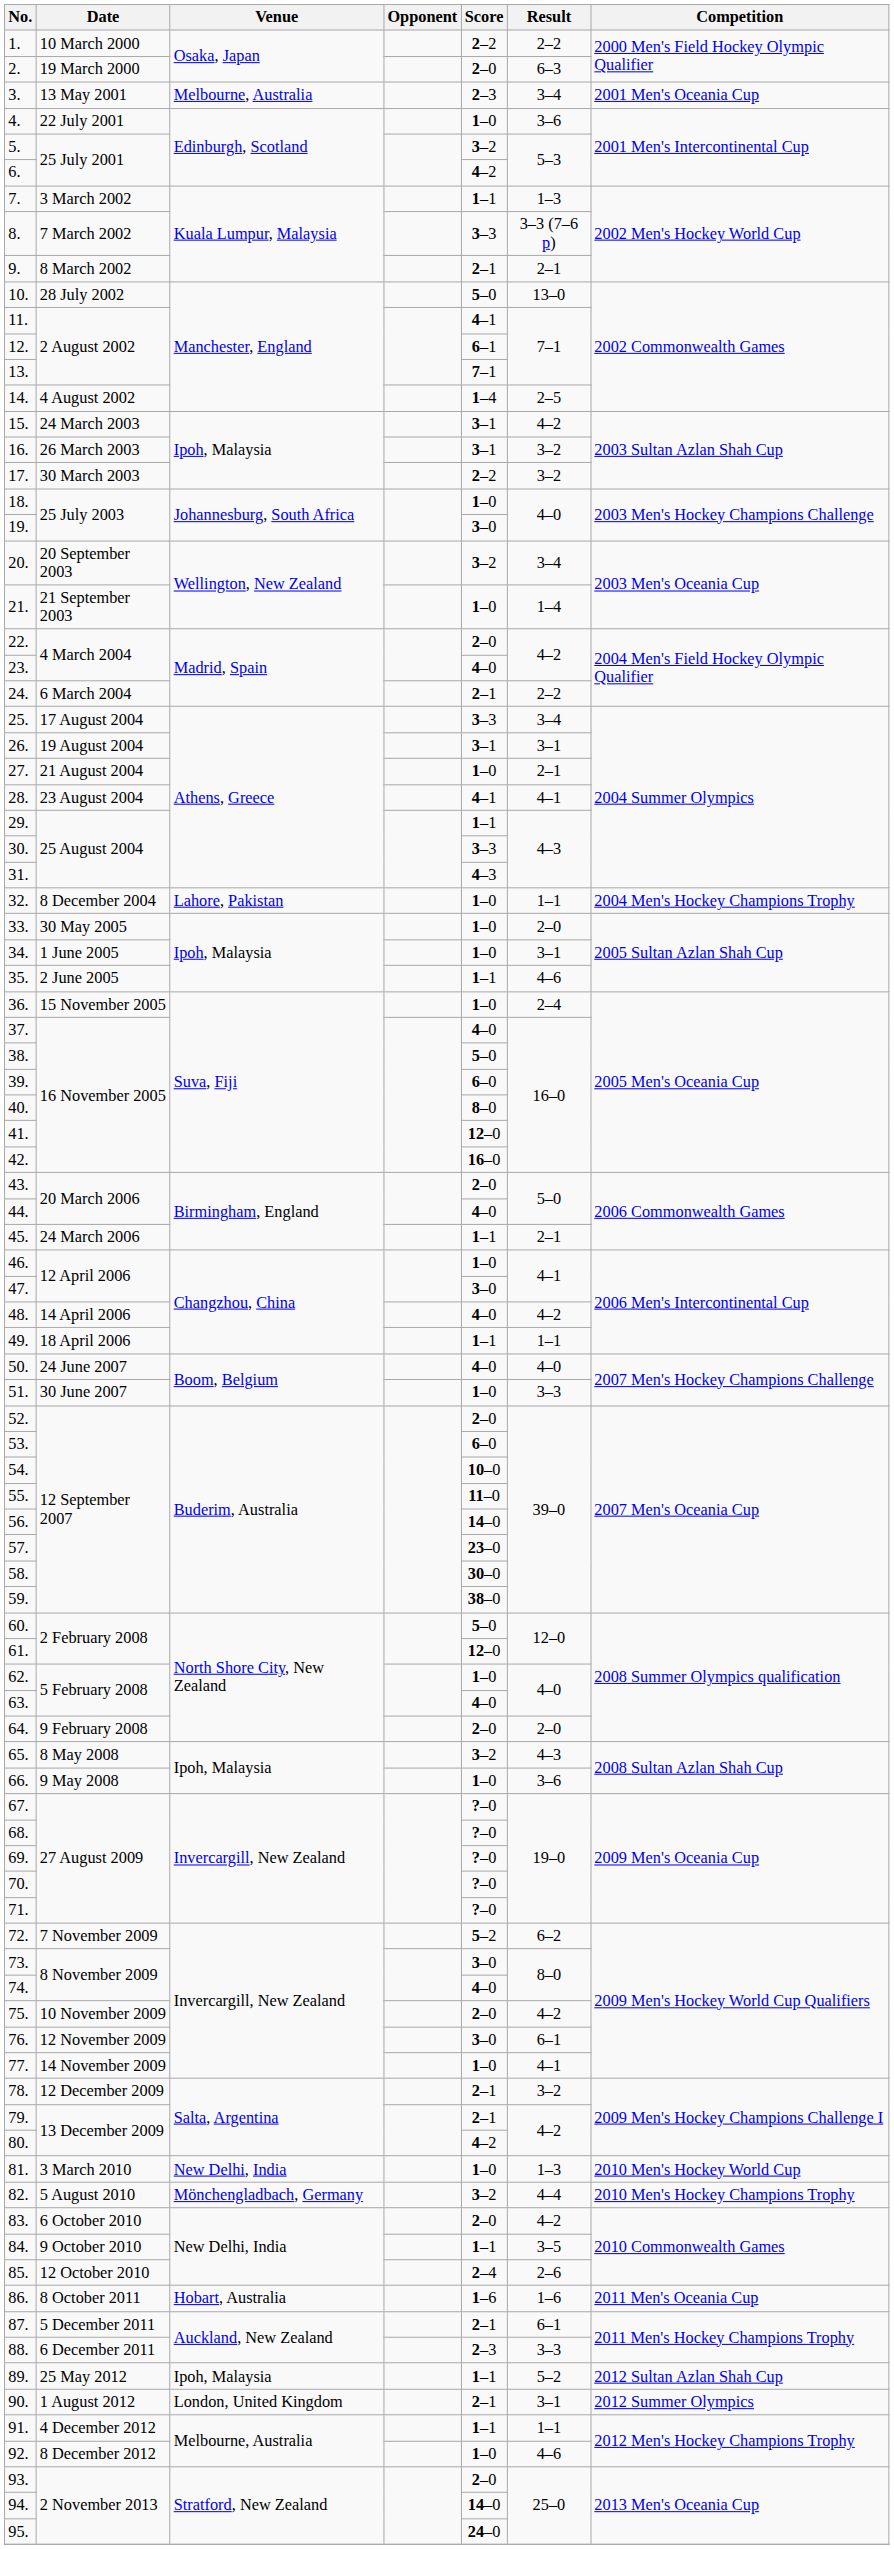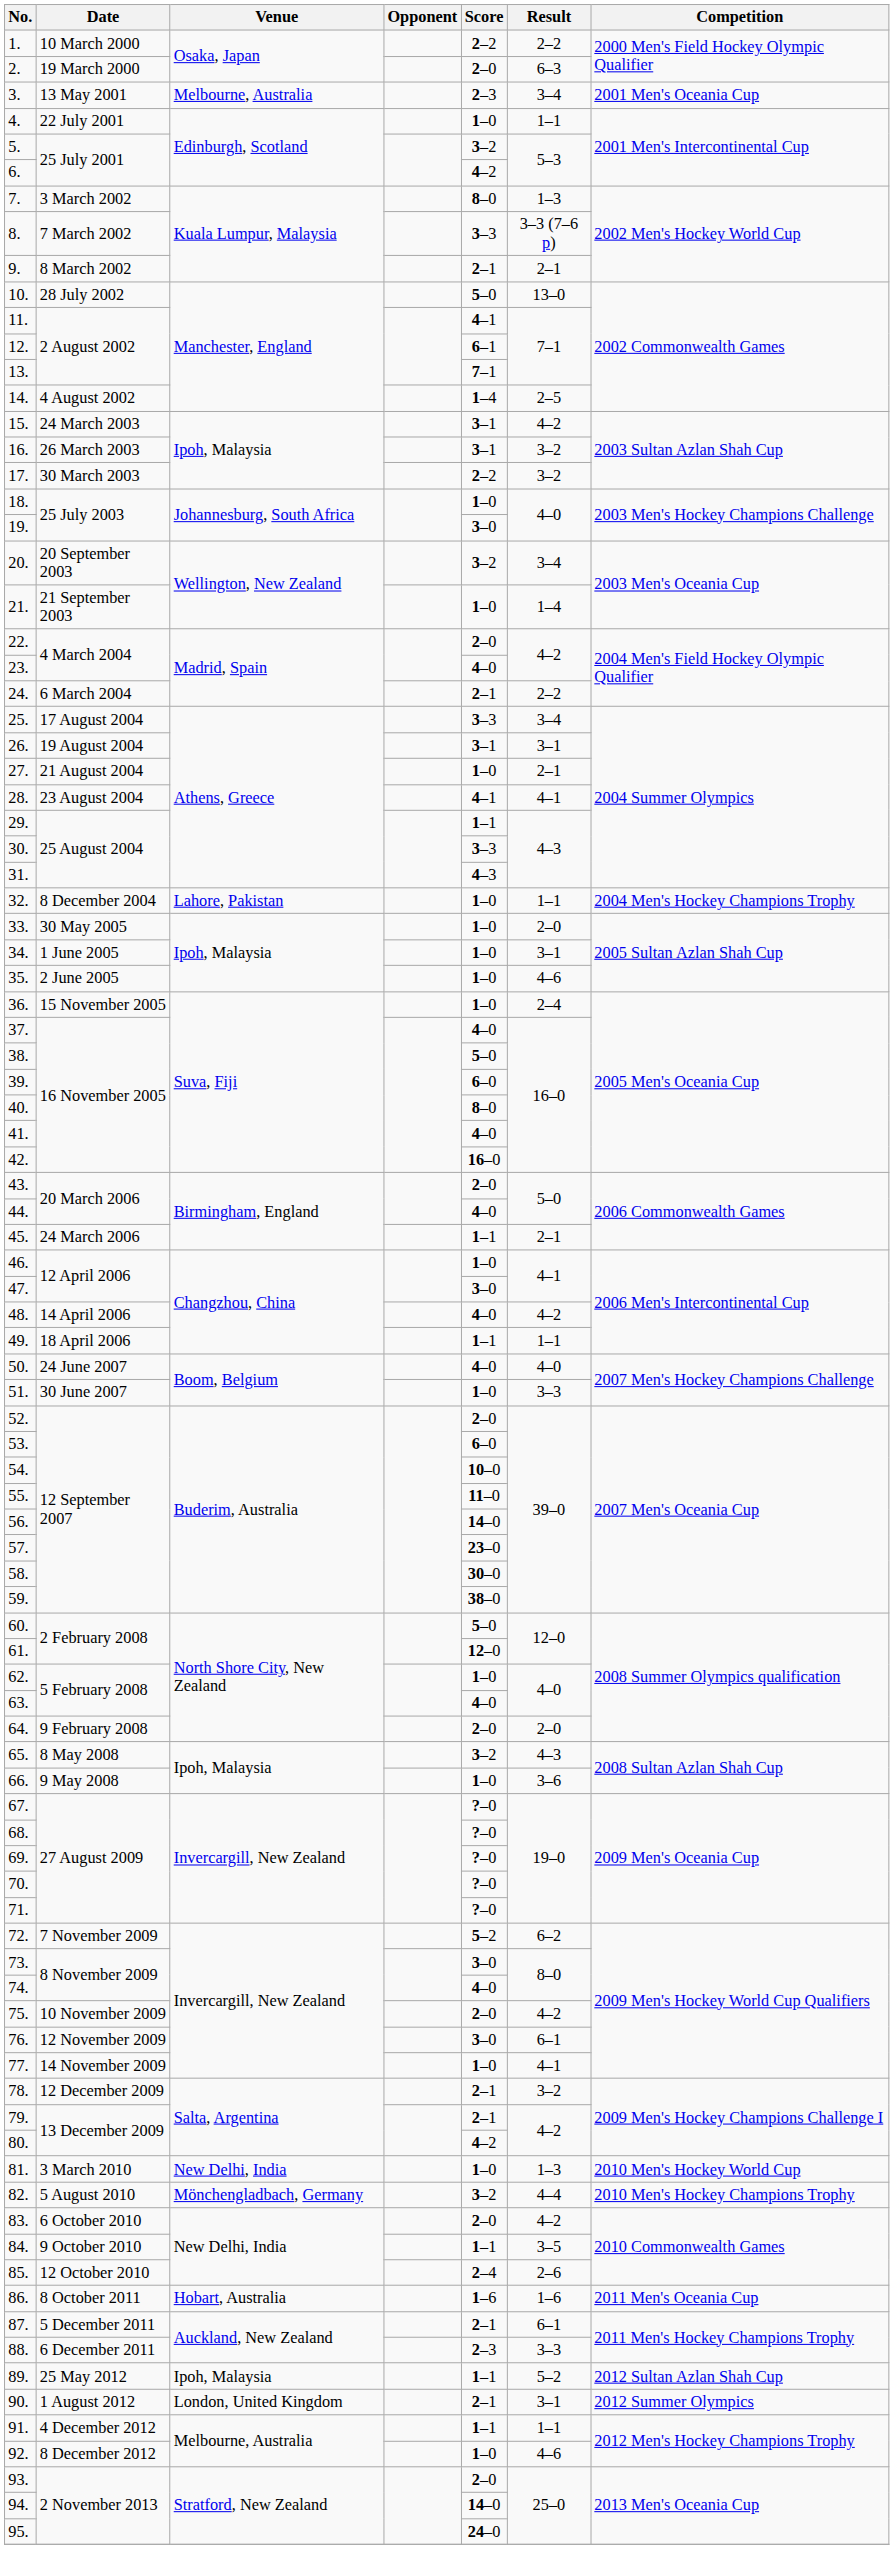(549, 120) 3–6 -> (549, 120) 1–1
(484, 198) 1–1 -> (484, 198) 8–0
(484, 978) 1–1 -> (484, 978) 1–0
(484, 1133) 12–0 -> (484, 1133) 4–0
